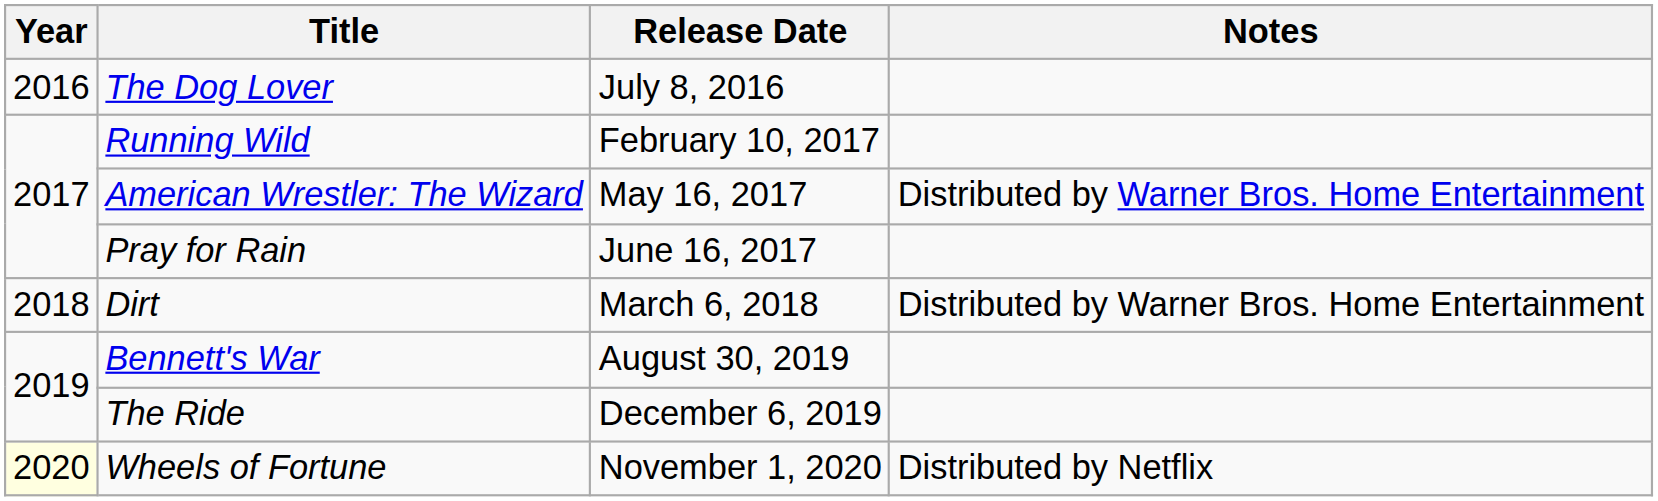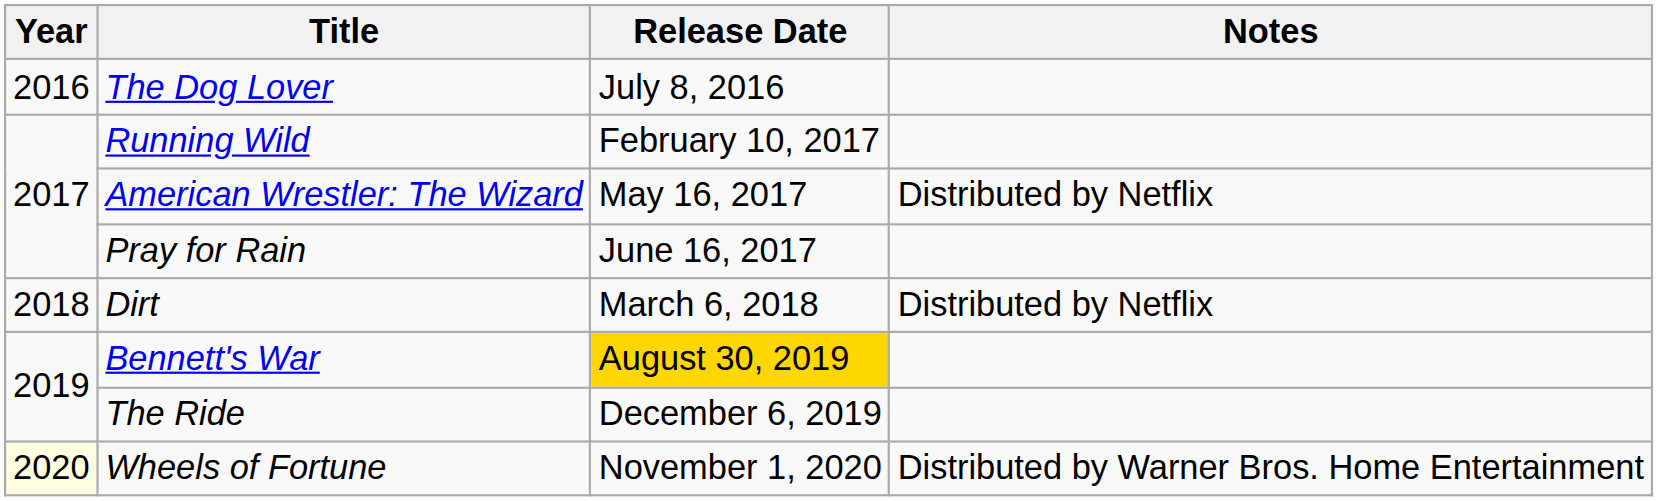(1271, 195) Distributed by Warner Bros. Home Entertainment -> (1055, 195) Distributed by Netflix
(1271, 304) Distributed by Warner Bros. Home Entertainment -> (1055, 304) Distributed by Netflix
(724, 359) no background -> (724, 359) gold background
(1055, 468) Distributed by Netflix -> (1271, 468) Distributed by Warner Bros. Home Entertainment
